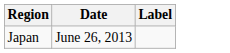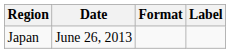+ column: (161, 15)
